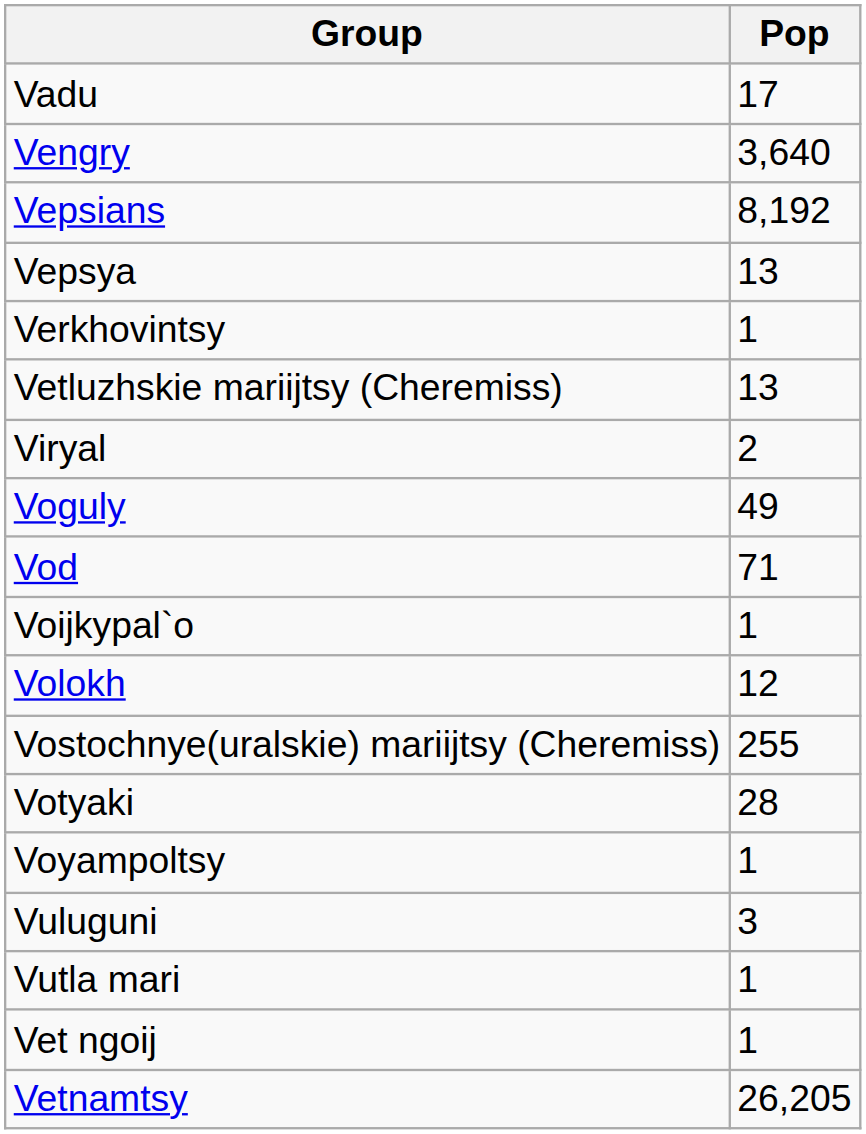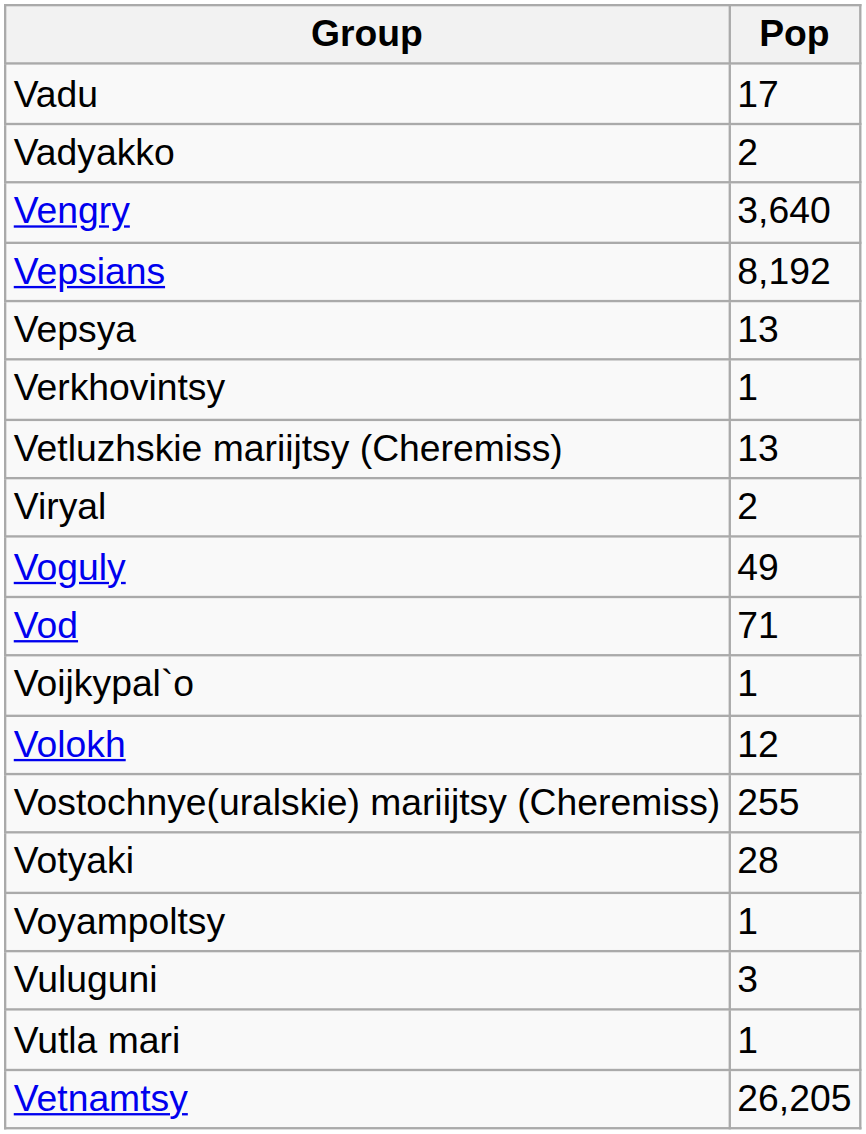+ row: (94, 152)
- row: (85, 1039)
